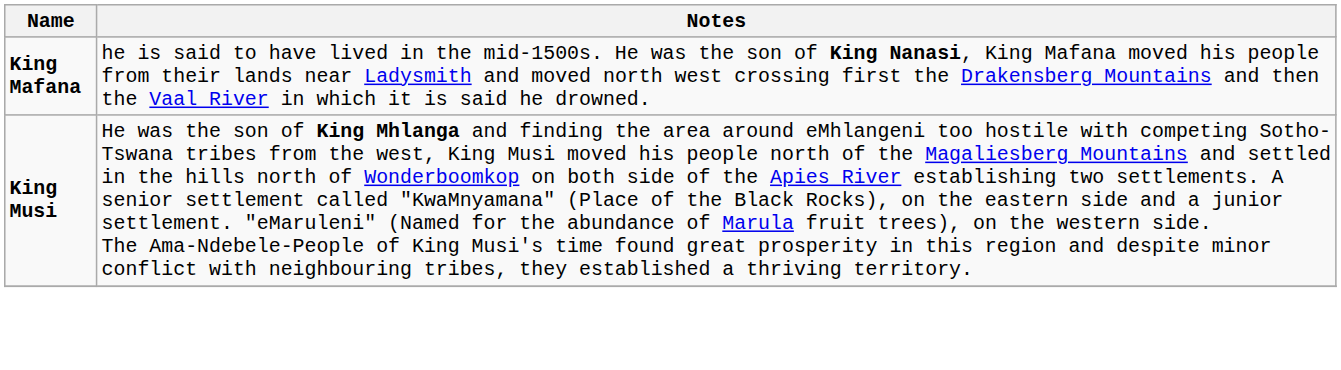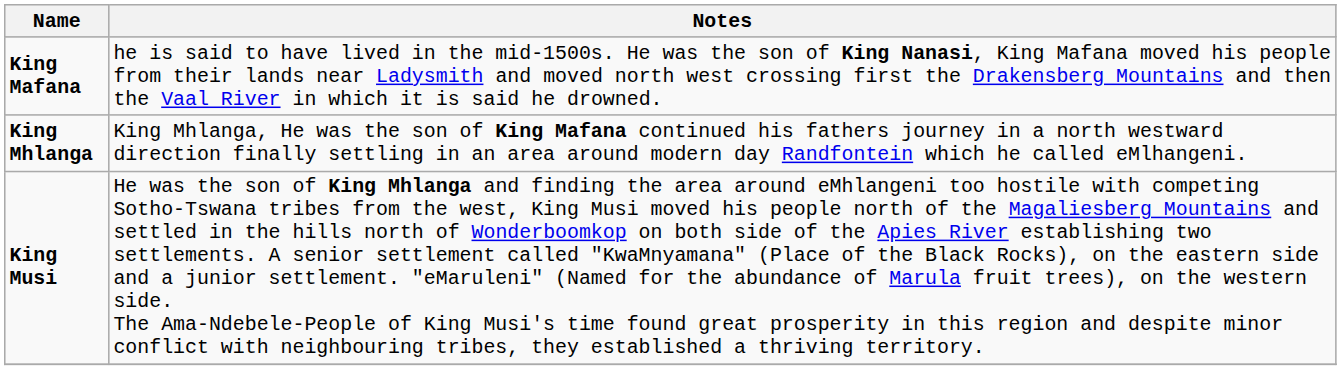+ row: (51, 143)
